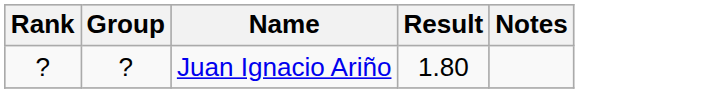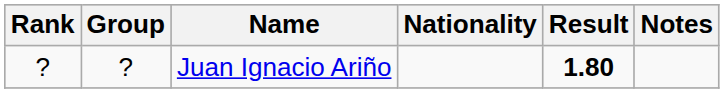+ column: (470, 25)
(443, 66) normal -> (589, 66) bold
